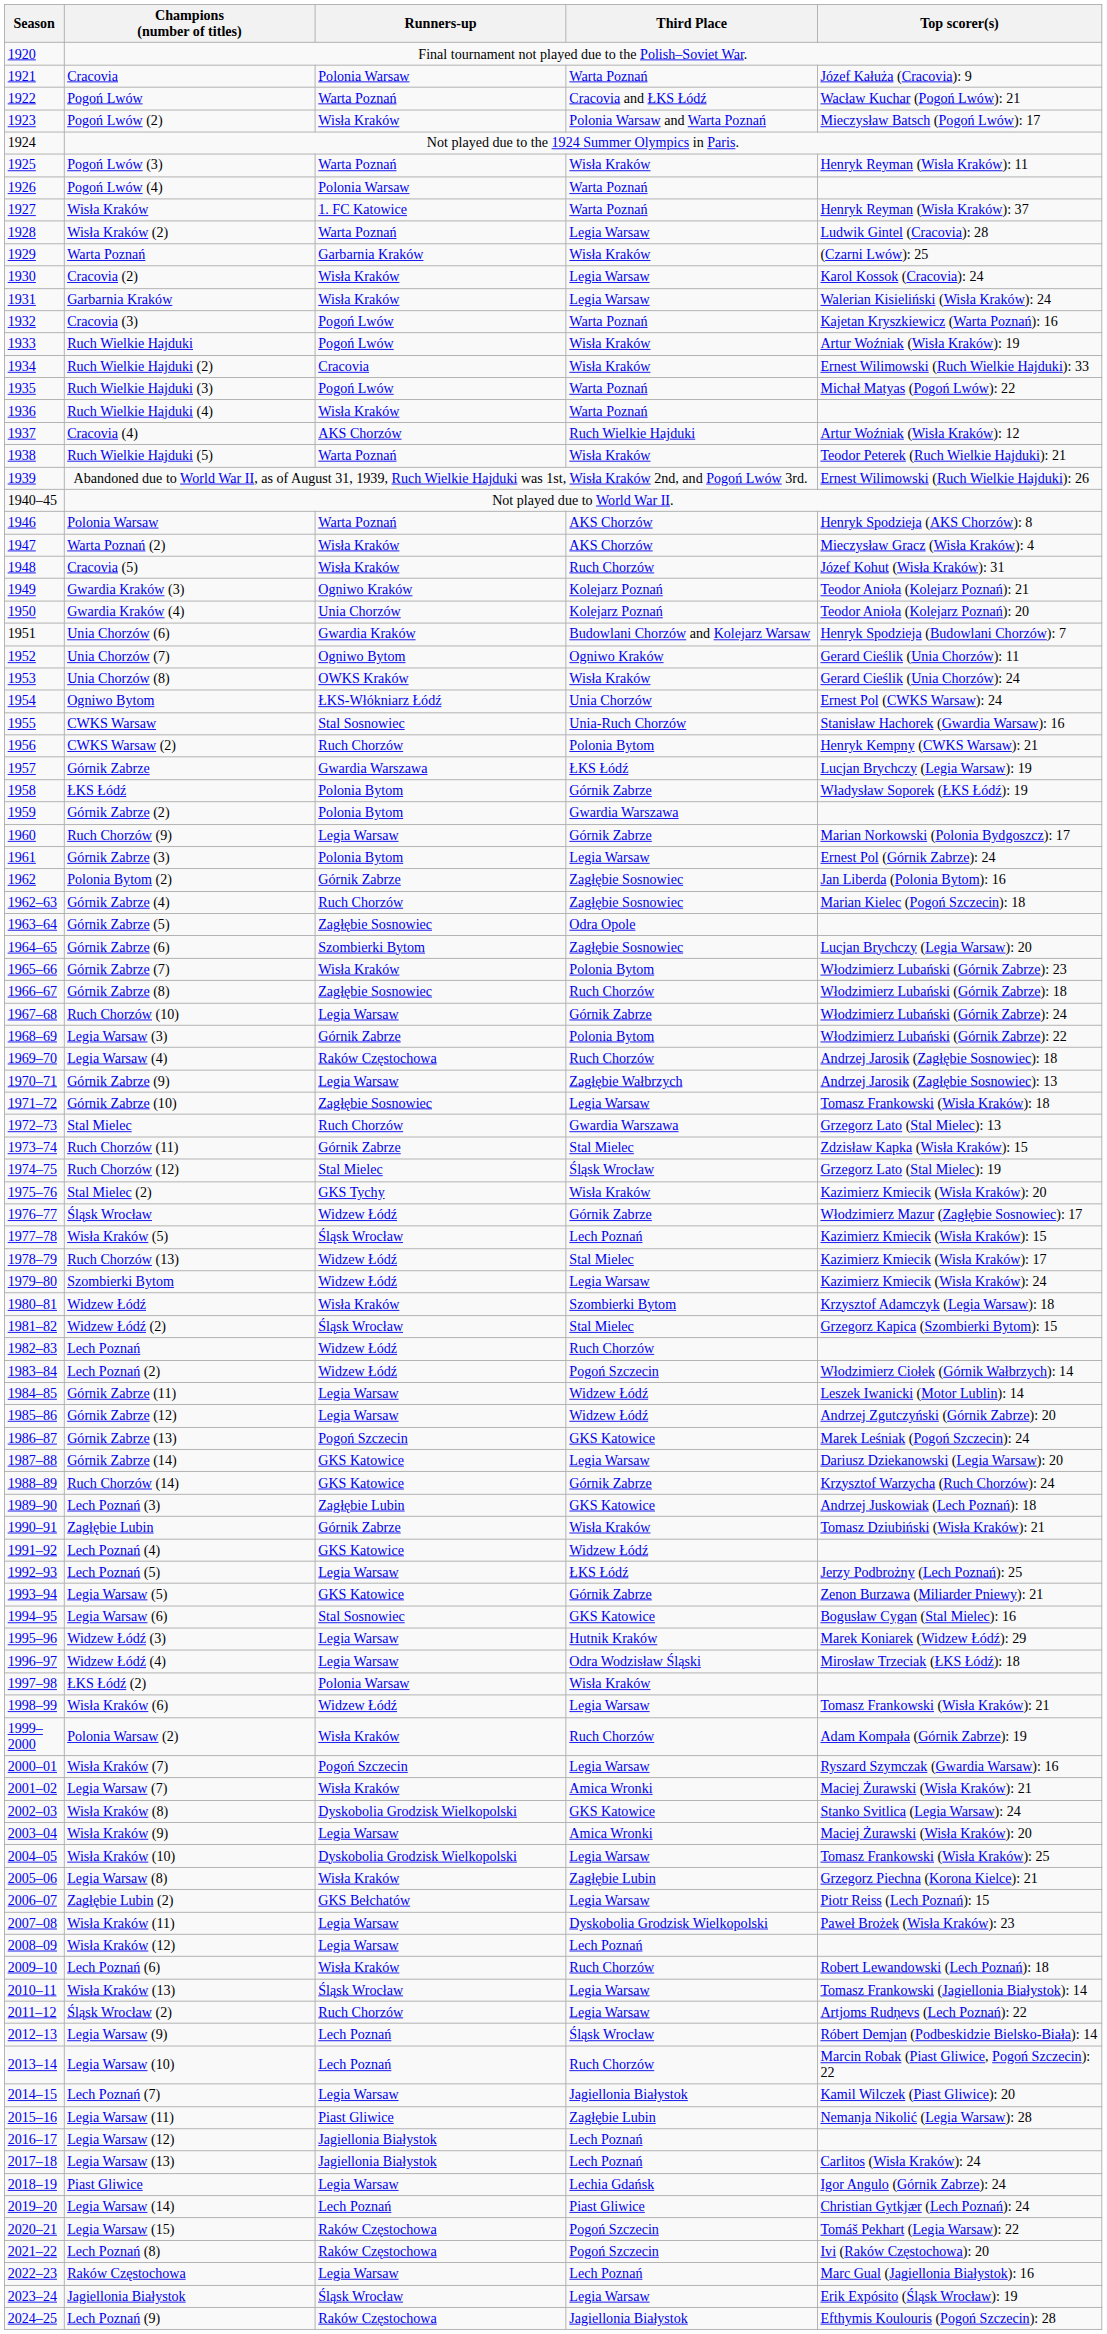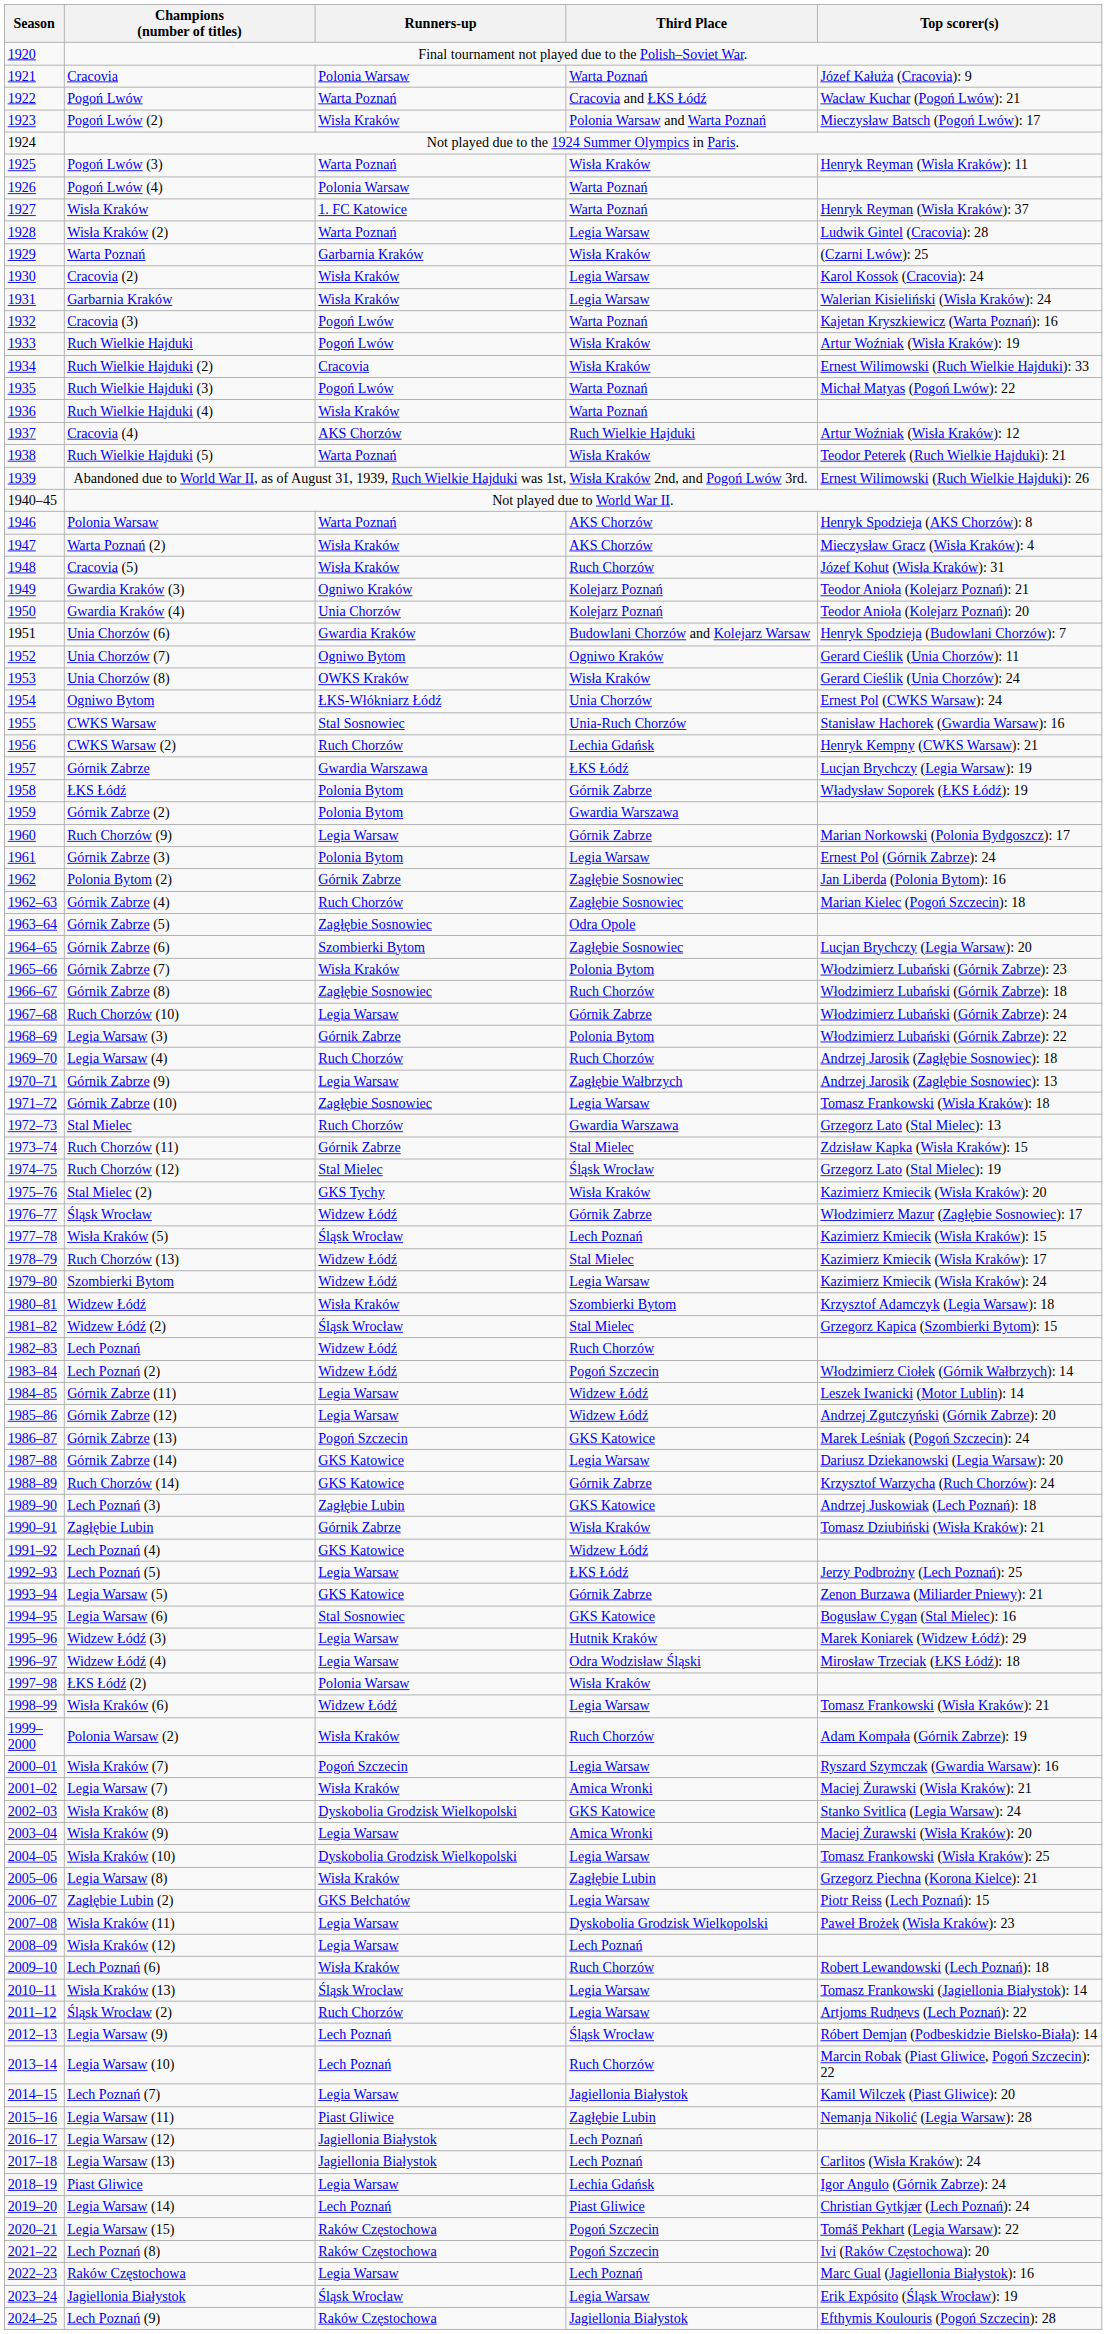(612, 746) Polonia Bytom -> (612, 746) Lechia Gdańsk
(377, 1058) Raków Częstochowa -> (361, 1058) Ruch Chorzów
